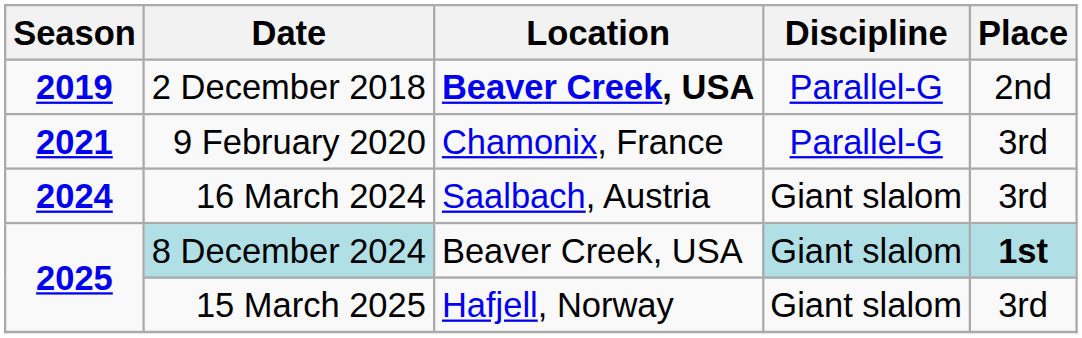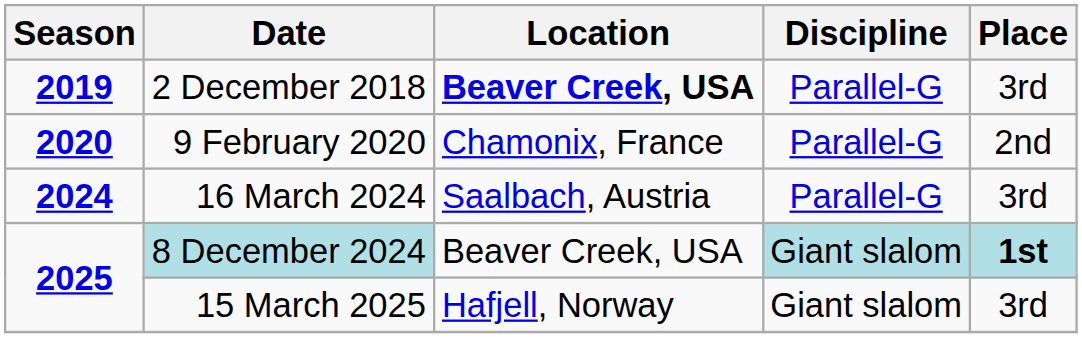(1023, 87) 2nd -> (1023, 87) 3rd
(74, 142) 2021 -> (74, 142) 2020
(1023, 142) 3rd -> (1023, 142) 2nd
(866, 196) Giant slalom -> (866, 196) Parallel-G
